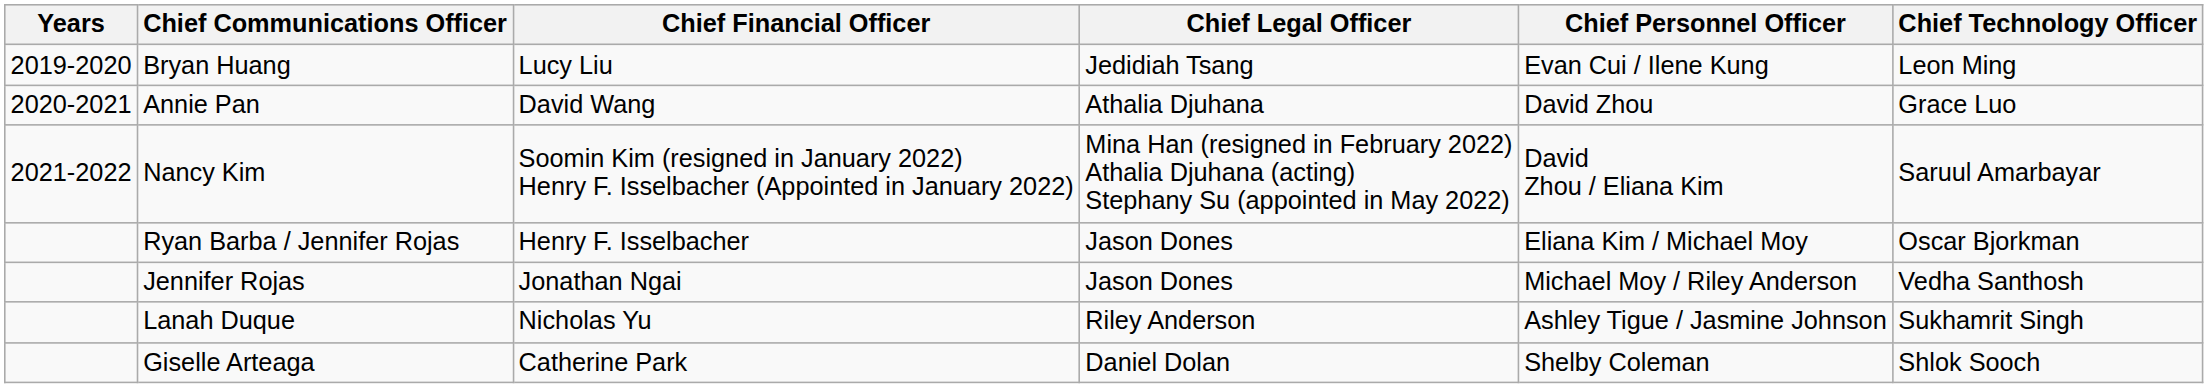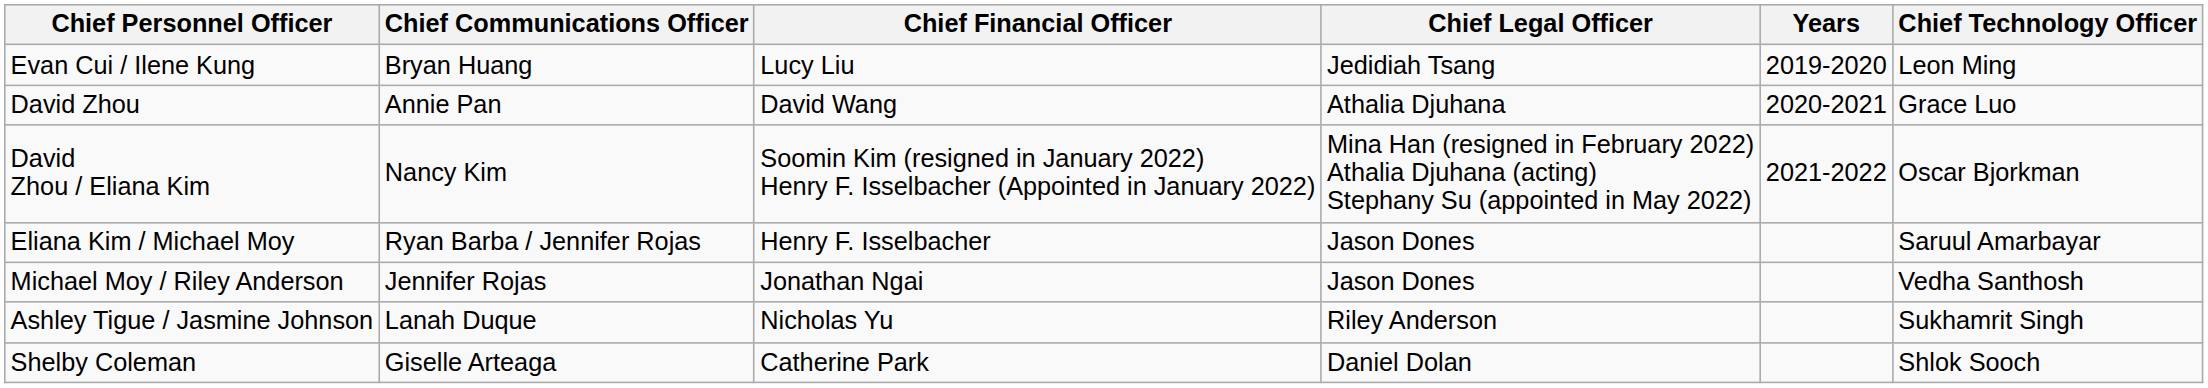columns swapped: (71, 24) <-> (1705, 24)
(2000, 173) Saruul Amarbayar -> (1989, 173) Oscar Bjorkman
(1989, 241) Oscar Bjorkman -> (2000, 241) Saruul Amarbayar
